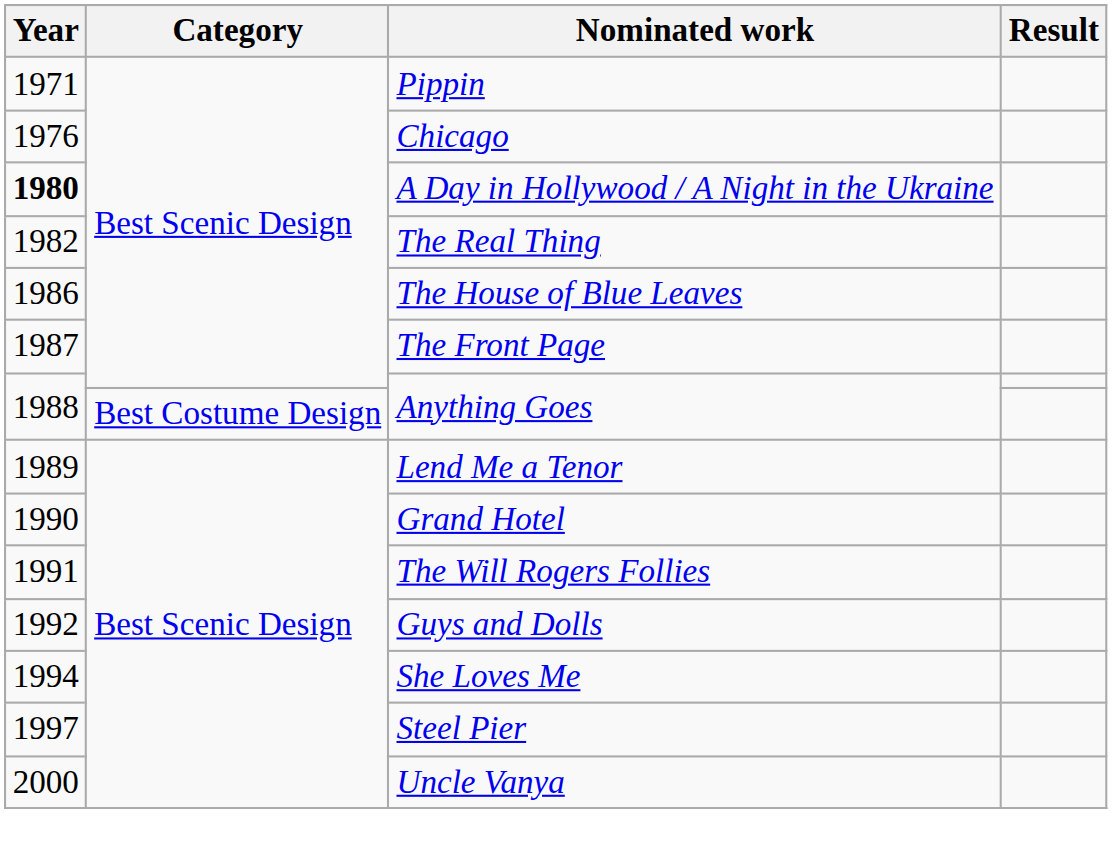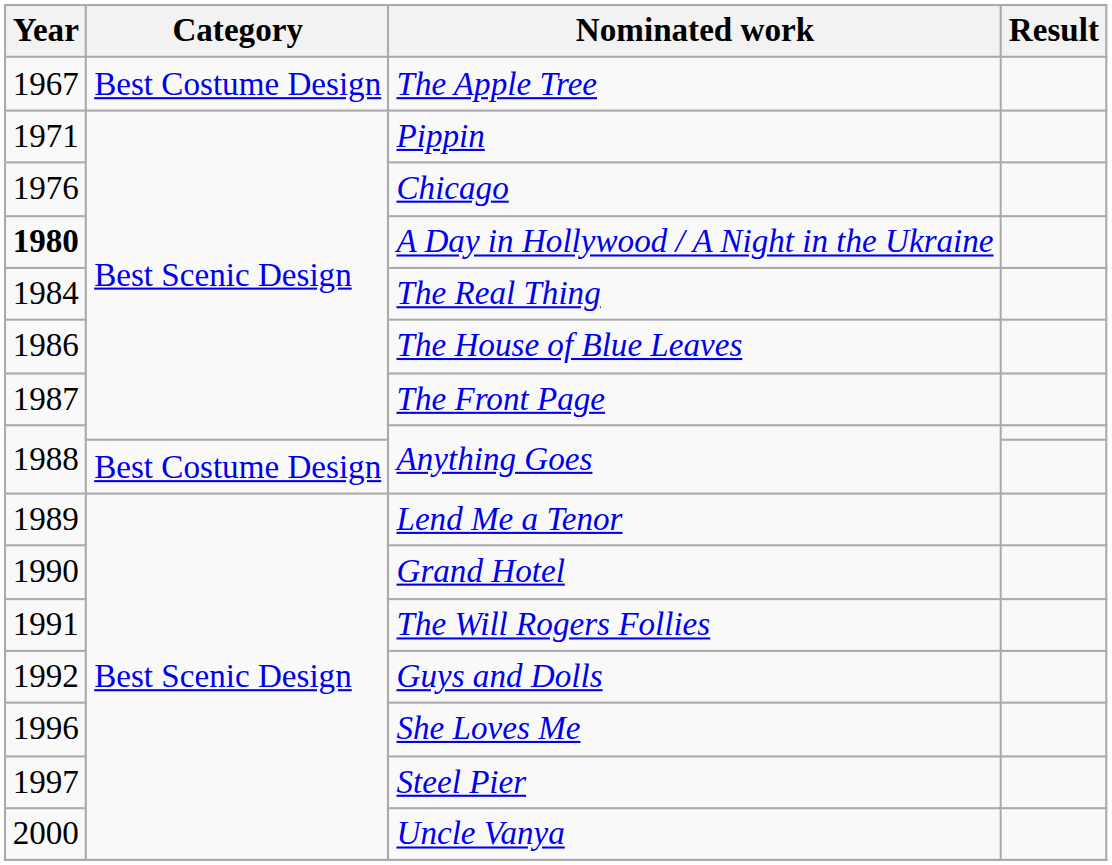+ row: (238, 83)
(46, 240) 1982 -> (46, 293) 1984
(46, 676) 1994 -> (46, 728) 1996
